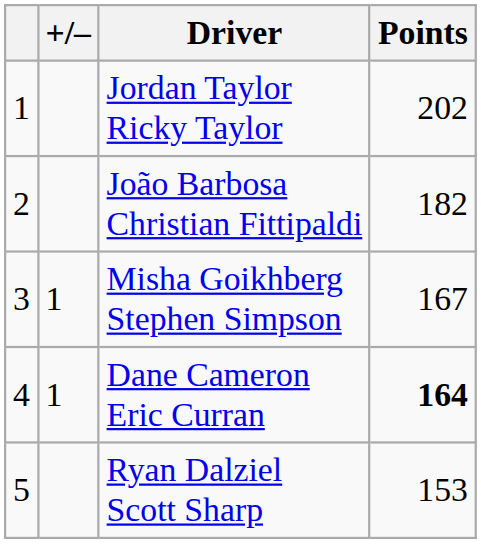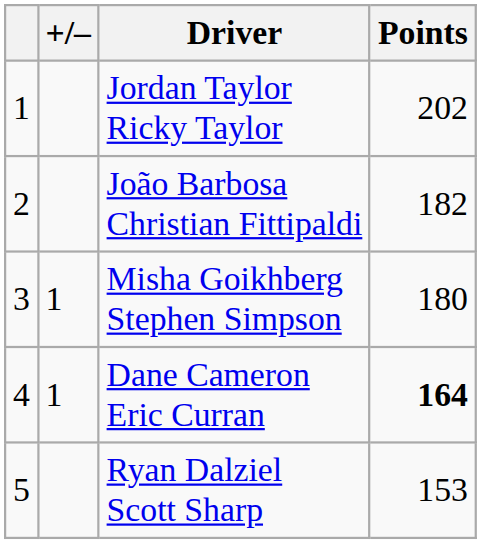(443, 299) 167 -> (443, 299) 180
